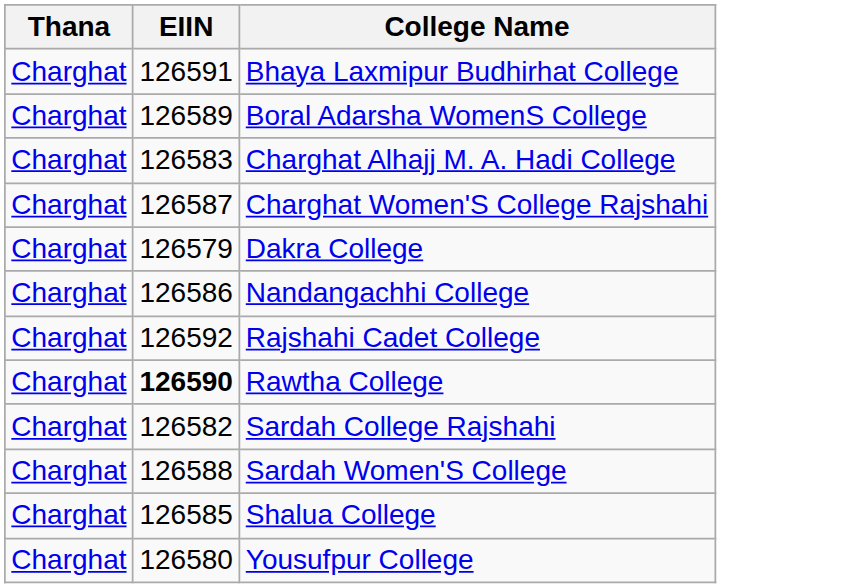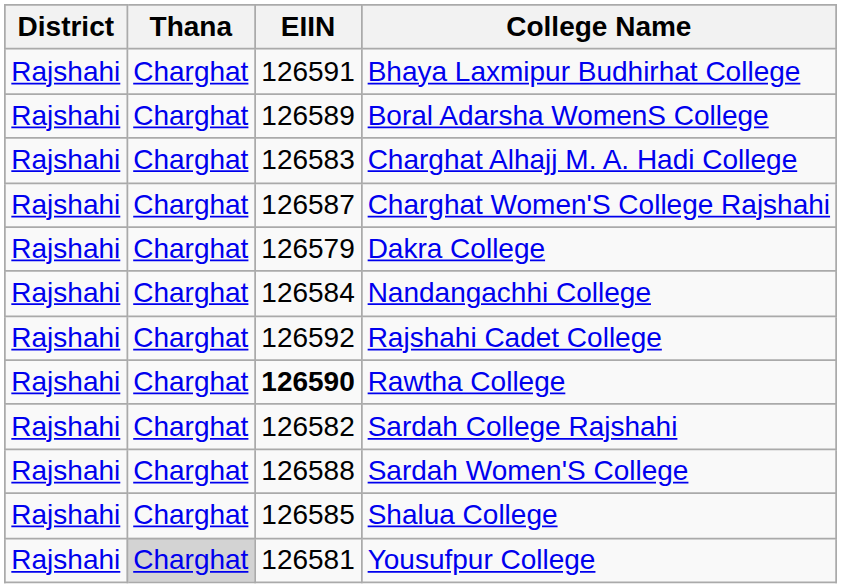+ column: (66, 26)
(186, 293) 126586 -> (308, 293) 126584
(69, 559) no background -> (191, 559) lightgrey background
(186, 559) 126580 -> (308, 559) 126581
